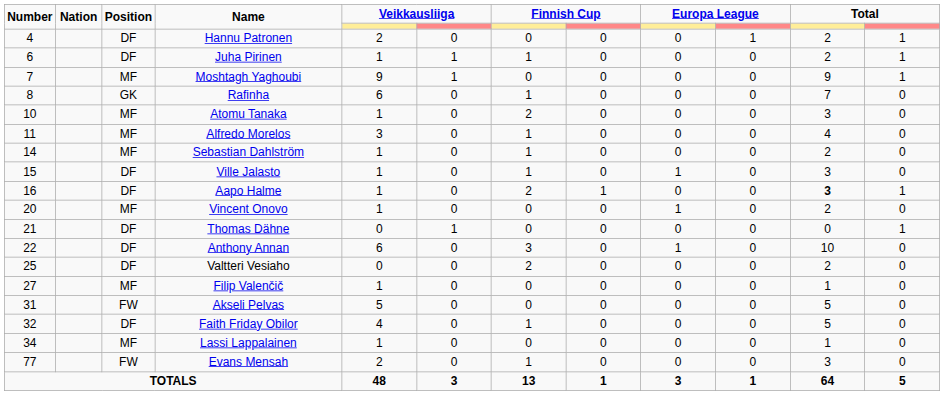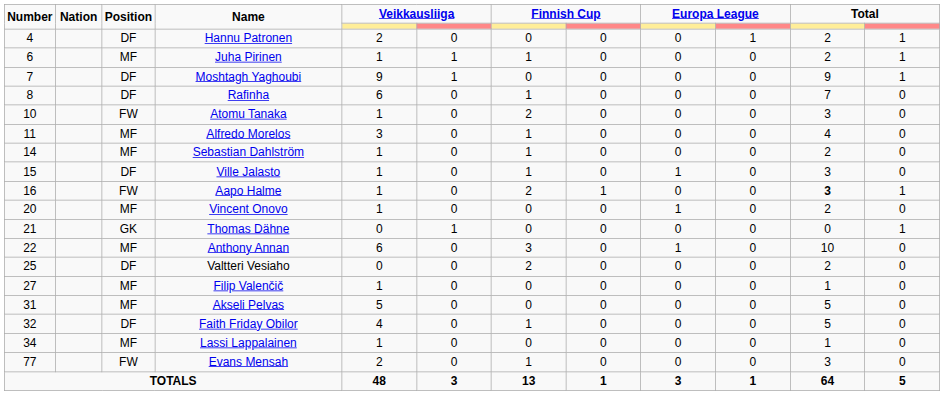(128, 57) DF -> (128, 57) MF
(128, 76) MF -> (128, 76) DF
(128, 95) GK -> (128, 95) DF
(128, 114) MF -> (128, 114) FW
(128, 190) DF -> (128, 190) FW
(128, 228) DF -> (128, 228) GK
(128, 247) DF -> (128, 247) MF
(128, 305) FW -> (128, 305) MF
